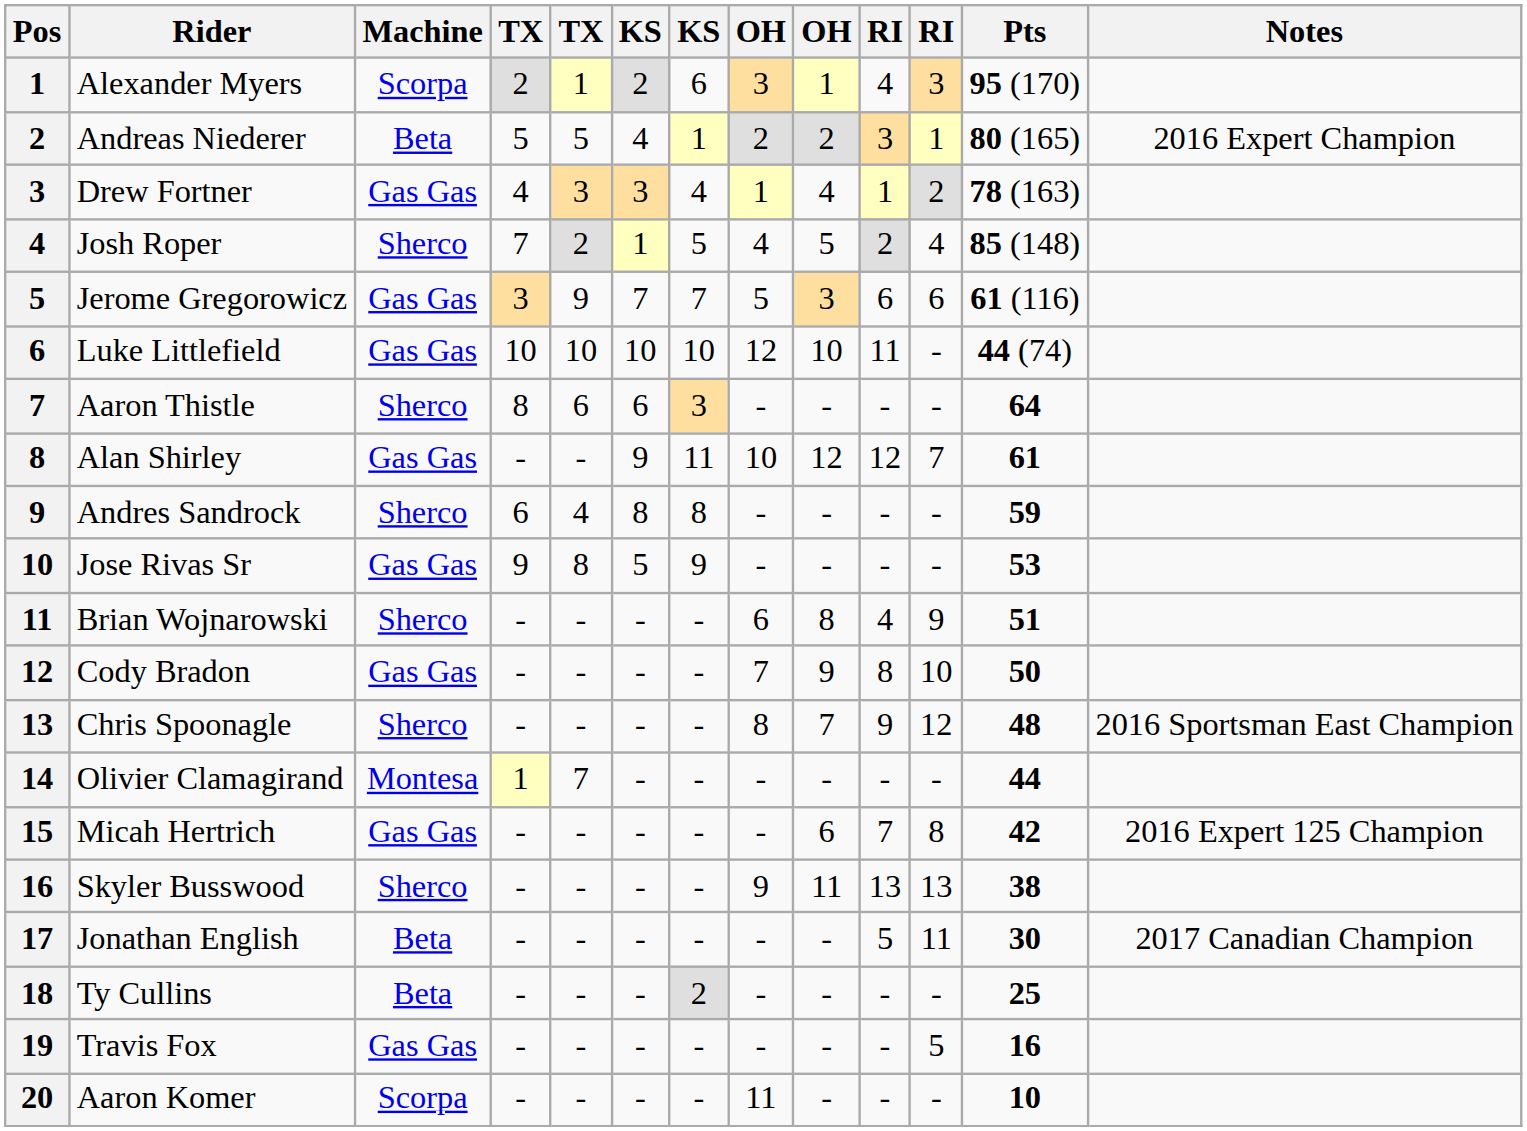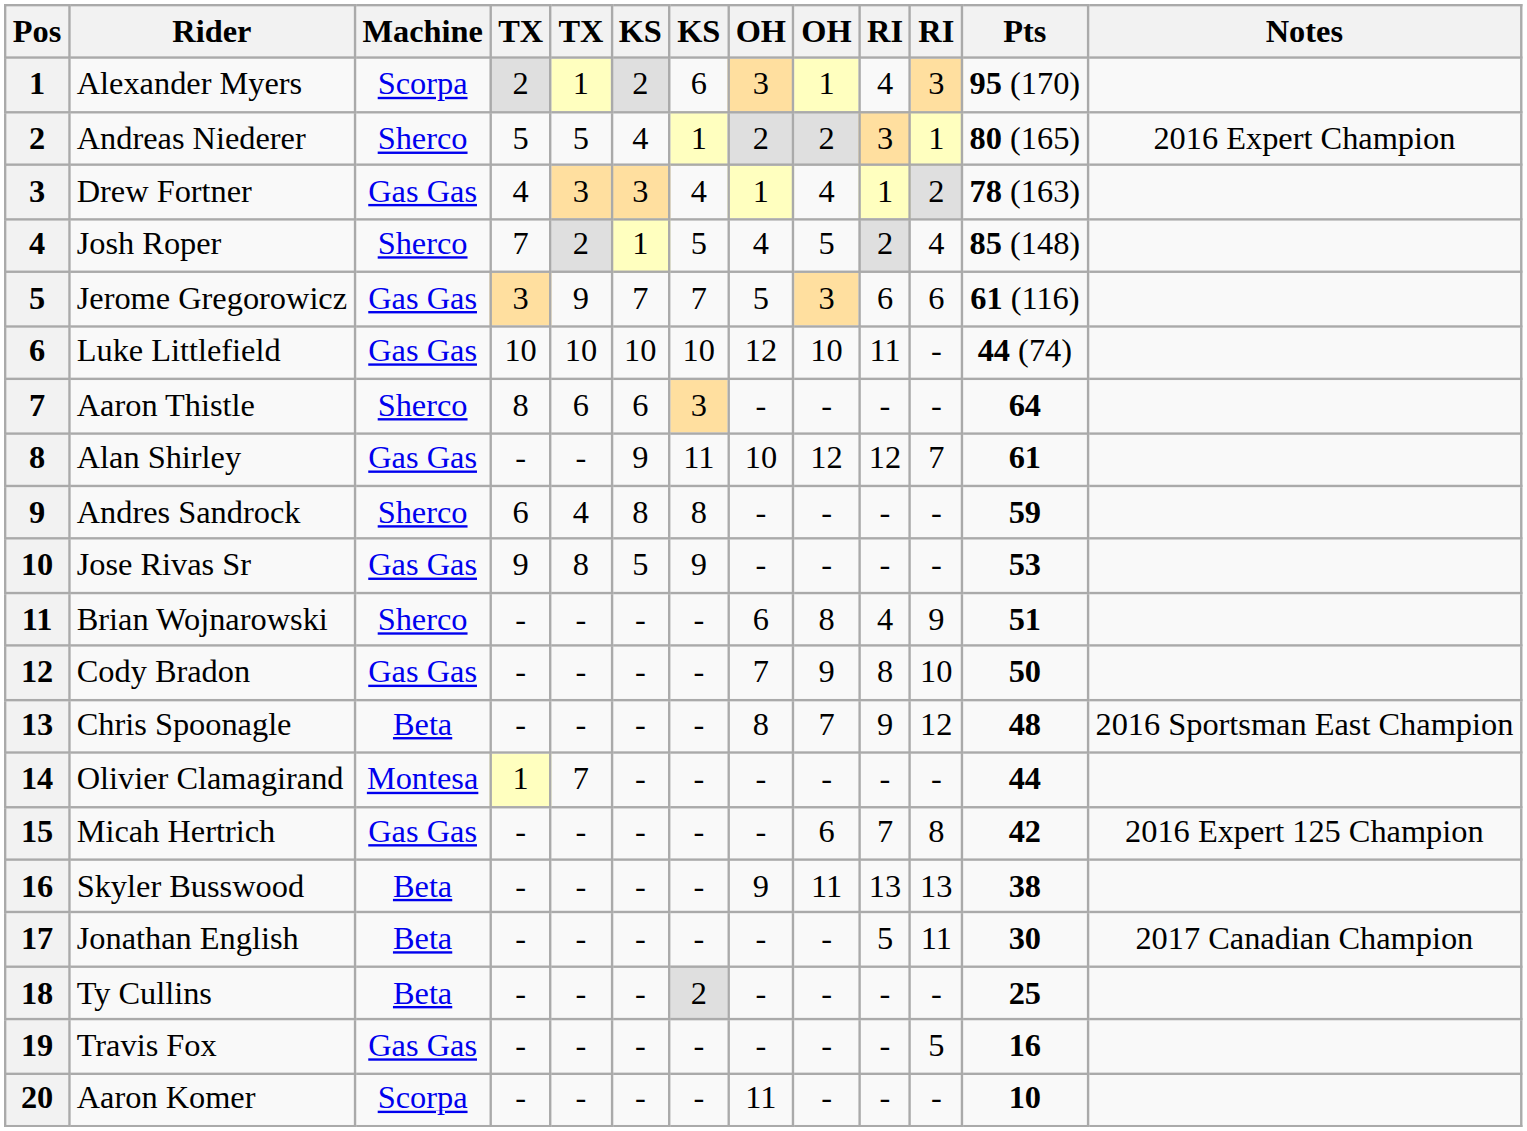(423, 137) Beta -> (423, 137) Sherco
(423, 725) Sherco -> (423, 725) Beta
(423, 885) Sherco -> (423, 885) Beta
